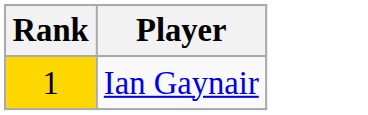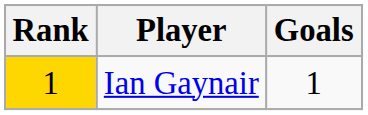+ column: (314, 30)
